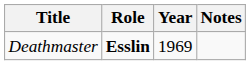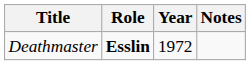(175, 45) 1969 -> (175, 45) 1972
